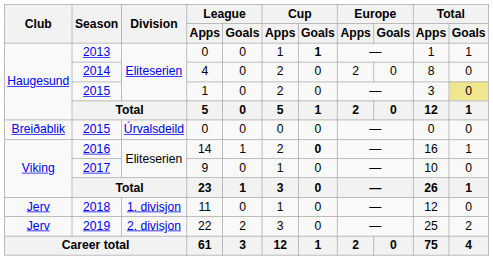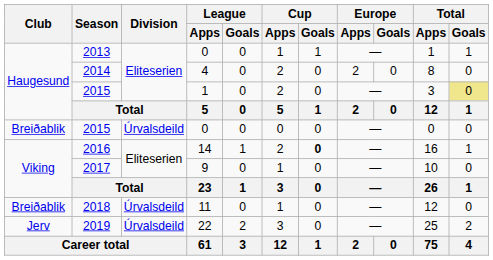(318, 52) bold -> (318, 52) normal
(38, 206) Jerv -> (38, 206) Breiðablik
(154, 206) 1. divisjon -> (154, 206) Úrvalsdeild
(154, 226) 2. divisjon -> (154, 226) Úrvalsdeild
